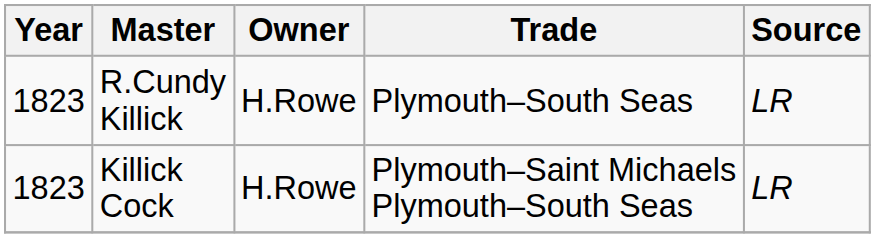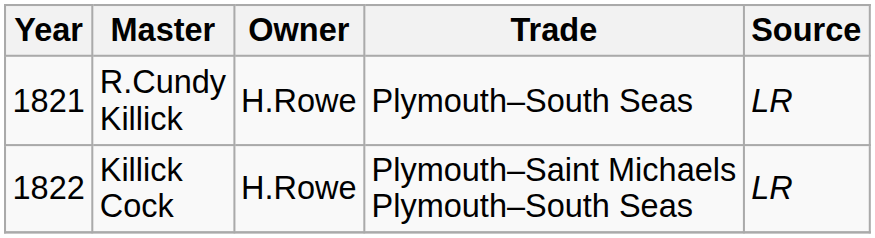(49, 100) 1823 -> (49, 100) 1821
(49, 188) 1823 -> (49, 188) 1822
